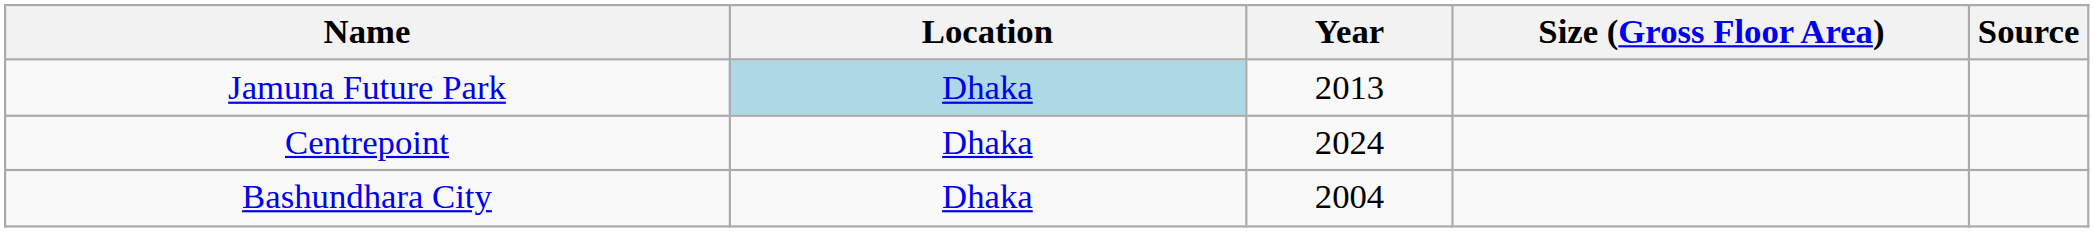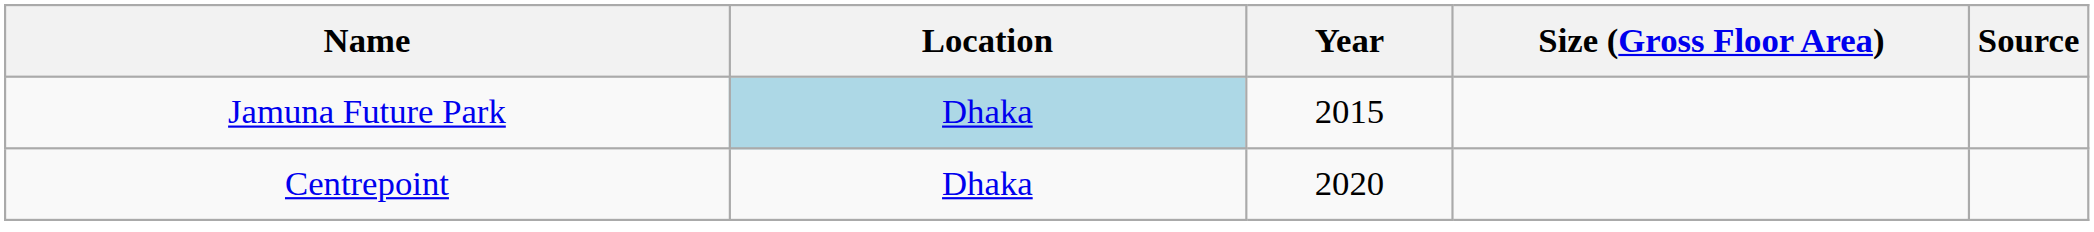(1350, 87) 2013 -> (1349, 111) 2015
(1350, 142) 2024 -> (1349, 183) 2020
- row: (367, 197)
